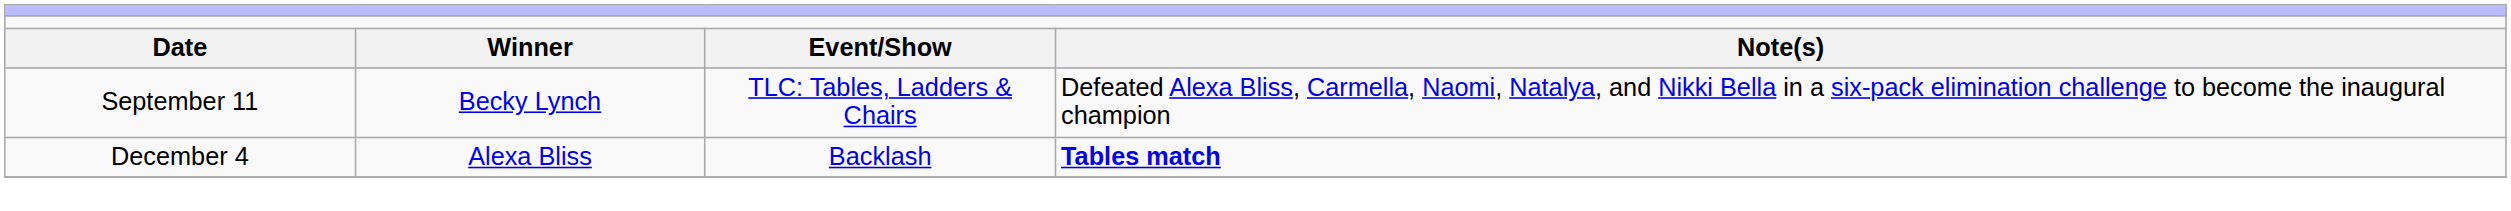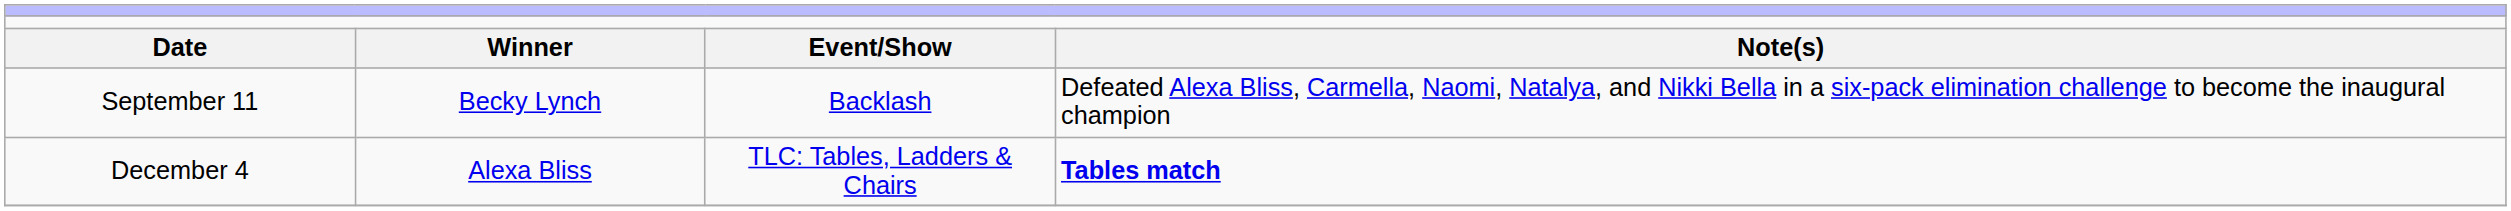(880, 102) TLC: Tables, Ladders & Chairs -> (880, 102) Backlash
(880, 156) Backlash -> (880, 170) TLC: Tables, Ladders & Chairs
